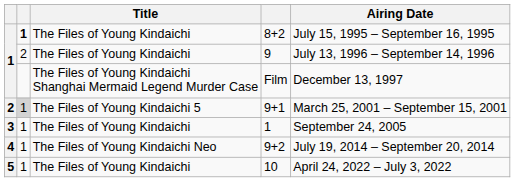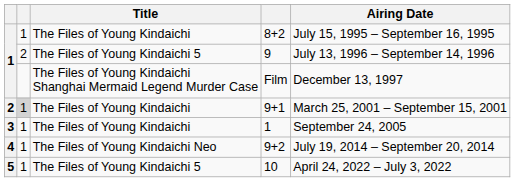(23, 34) bold -> (23, 34) normal
(111, 53) The Files of Young Kindaichi -> (117, 53) The Files of Young Kindaichi 5
(117, 107) The Files of Young Kindaichi 5 -> (111, 107) The Files of Young Kindaichi
(111, 166) The Files of Young Kindaichi -> (117, 166) The Files of Young Kindaichi 5
